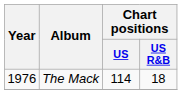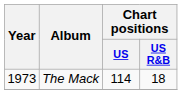(22, 79) 1976 -> (22, 79) 1973
